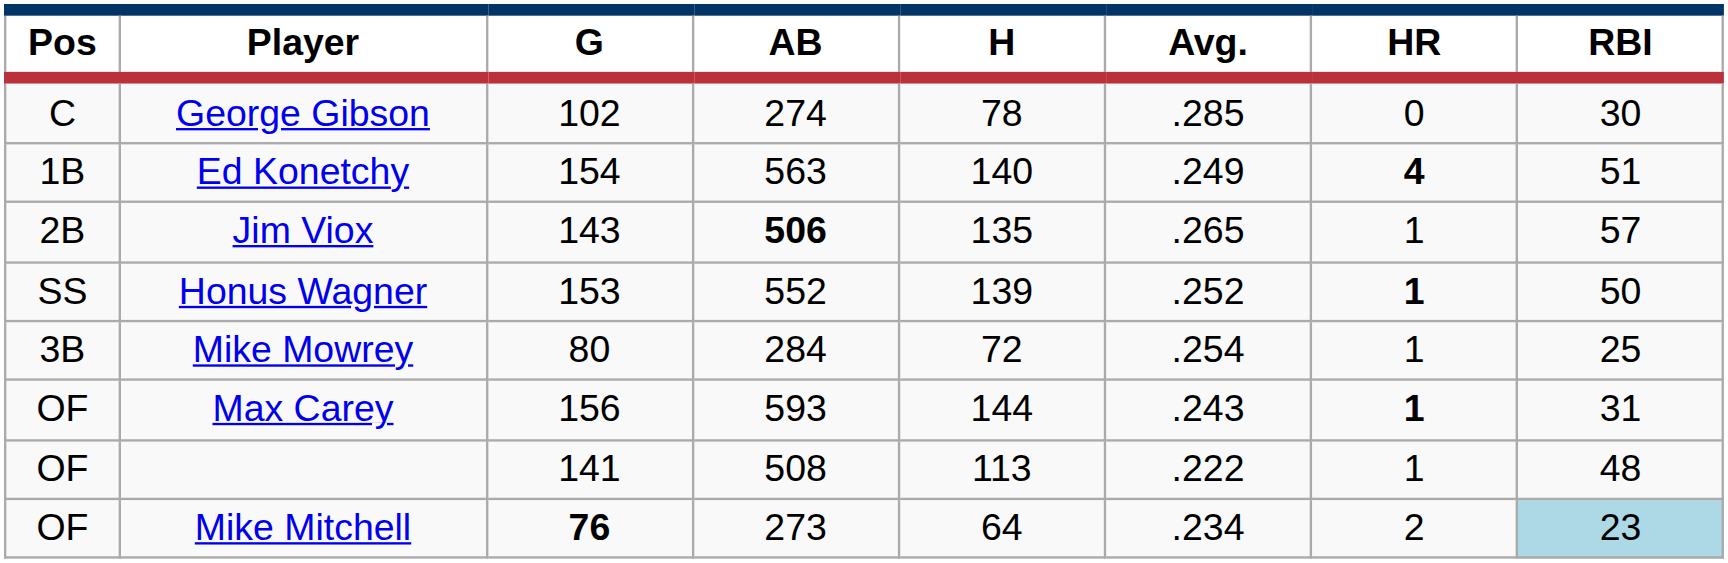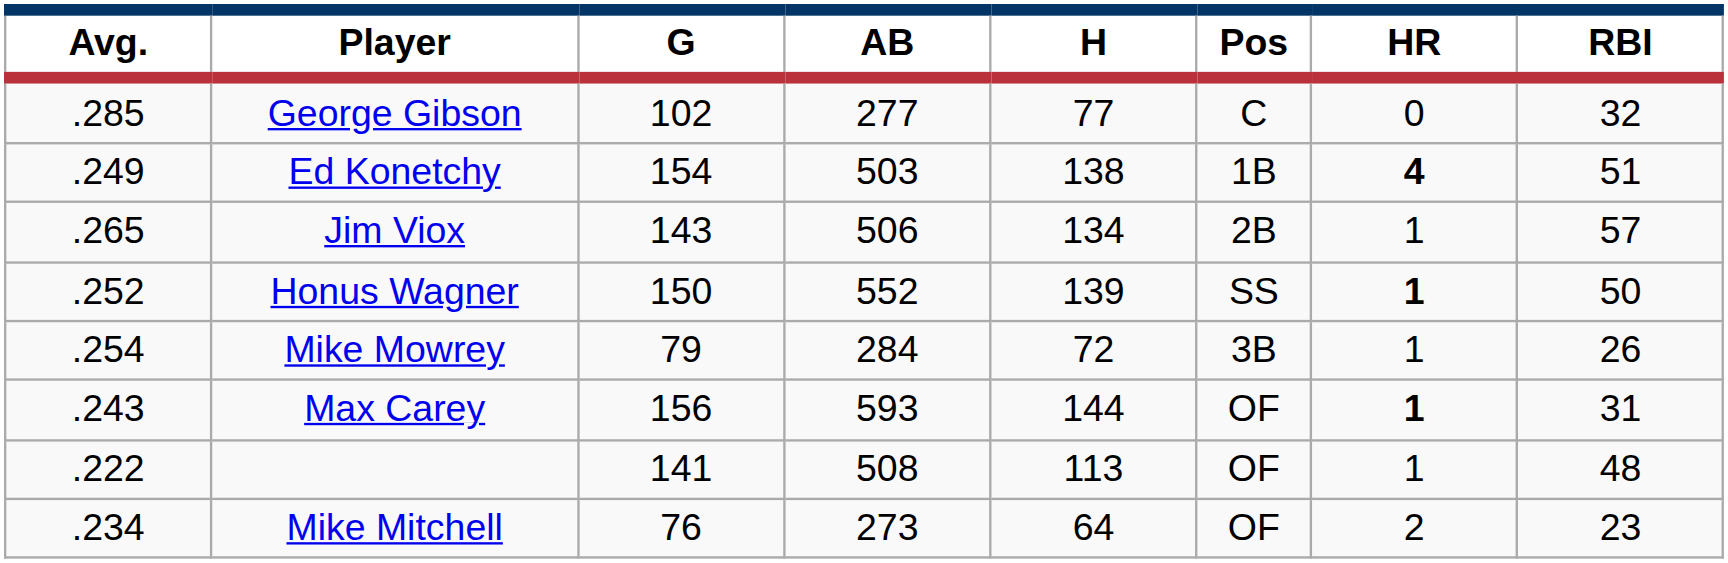columns swapped: (62, 43) <-> (1208, 43)
(796, 112) 274 -> (887, 112) 277
(1002, 112) 78 -> (1093, 112) 77
(1620, 112) 30 -> (1620, 112) 32
(796, 171) 563 -> (887, 171) 503
(1002, 171) 140 -> (1093, 171) 138
(796, 231) bold -> (887, 231) normal
(1002, 231) 135 -> (1093, 231) 134
(589, 290) 153 -> (681, 290) 150
(589, 349) 80 -> (681, 349) 79
(1620, 349) 25 -> (1620, 349) 26
(589, 527) bold -> (681, 527) normal
(1620, 527) lightblue background -> (1620, 527) no background
